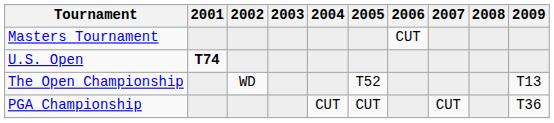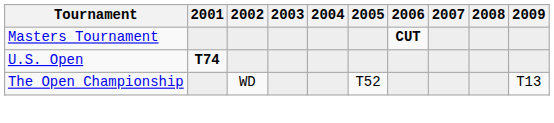(408, 39) normal -> (408, 39) bold
- row: (75, 106)
